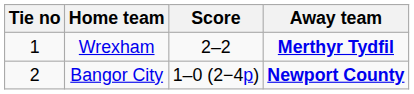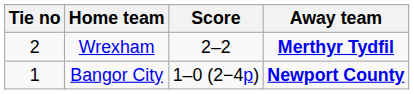(35, 46) 1 -> (35, 46) 2
(35, 74) 2 -> (35, 74) 1
